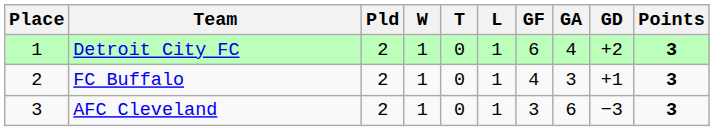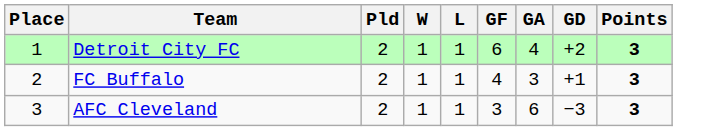- column: (459, 20)
